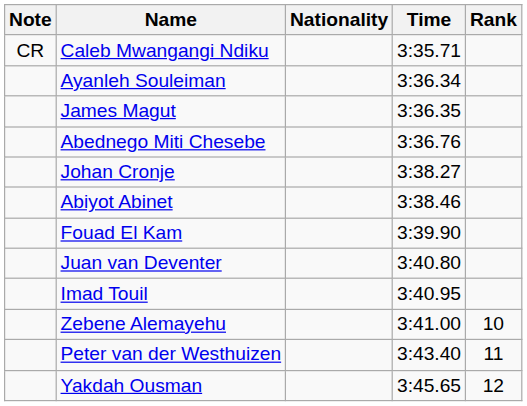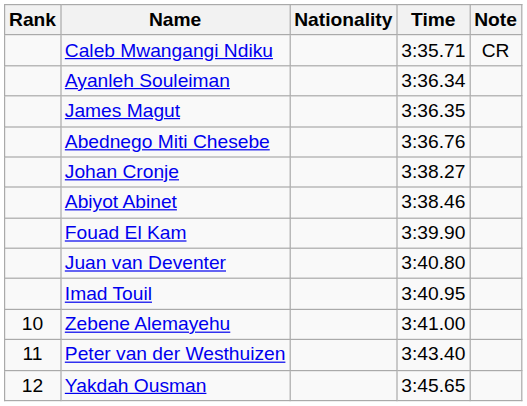columns swapped: (493, 19) <-> (30, 19)
